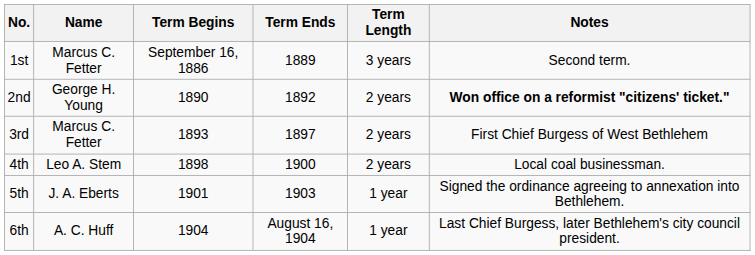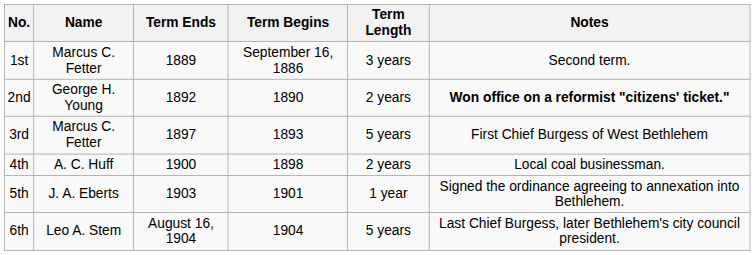columns swapped: (193, 23) <-> (300, 23)
(388, 135) 2 years -> (388, 135) 5 years
(84, 164) Leo A. Stem -> (84, 164) A. C. Huff
(84, 231) A. C. Huff -> (84, 231) Leo A. Stem
(388, 231) 1 year -> (388, 231) 5 years
